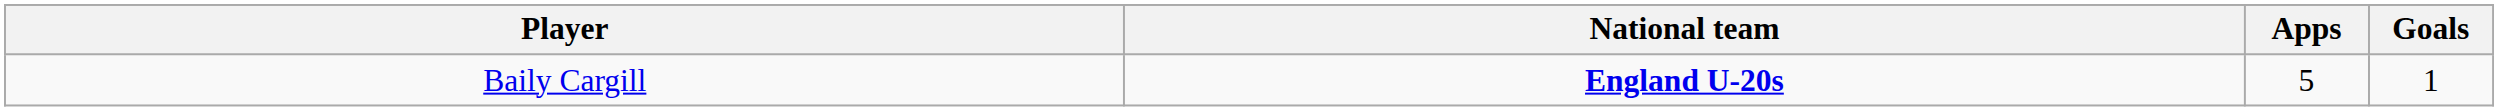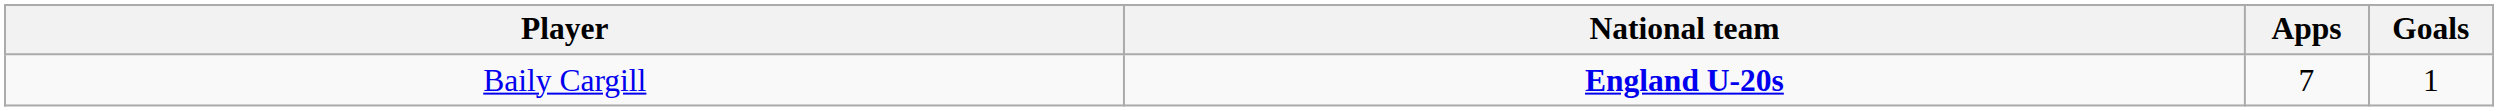(2306, 79) 5 -> (2306, 79) 7
